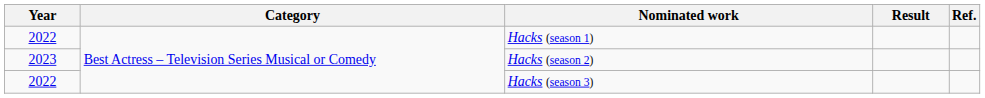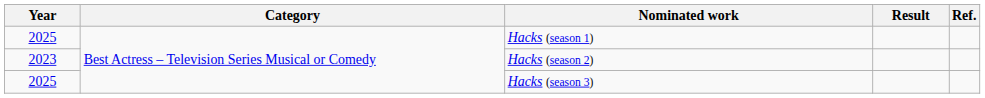(42, 37) 2022 -> (42, 37) 2025
(42, 81) 2022 -> (42, 81) 2025
